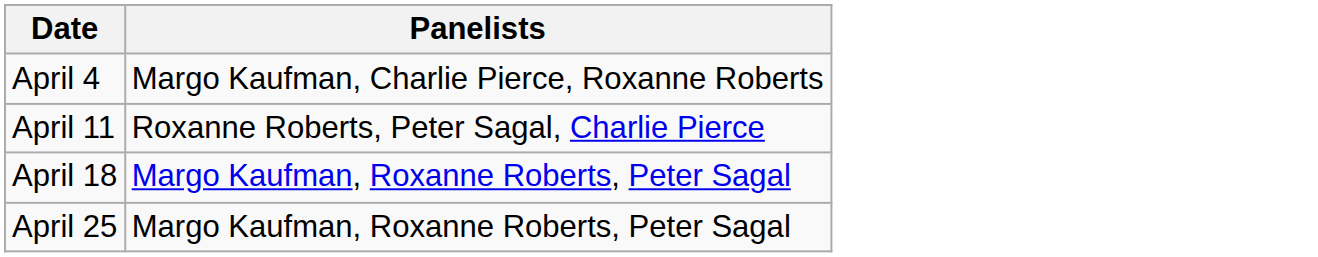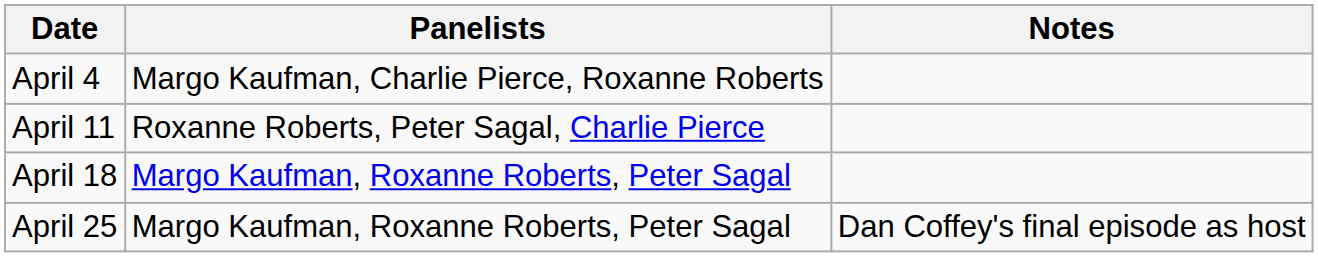+ column: (1072, 29)
